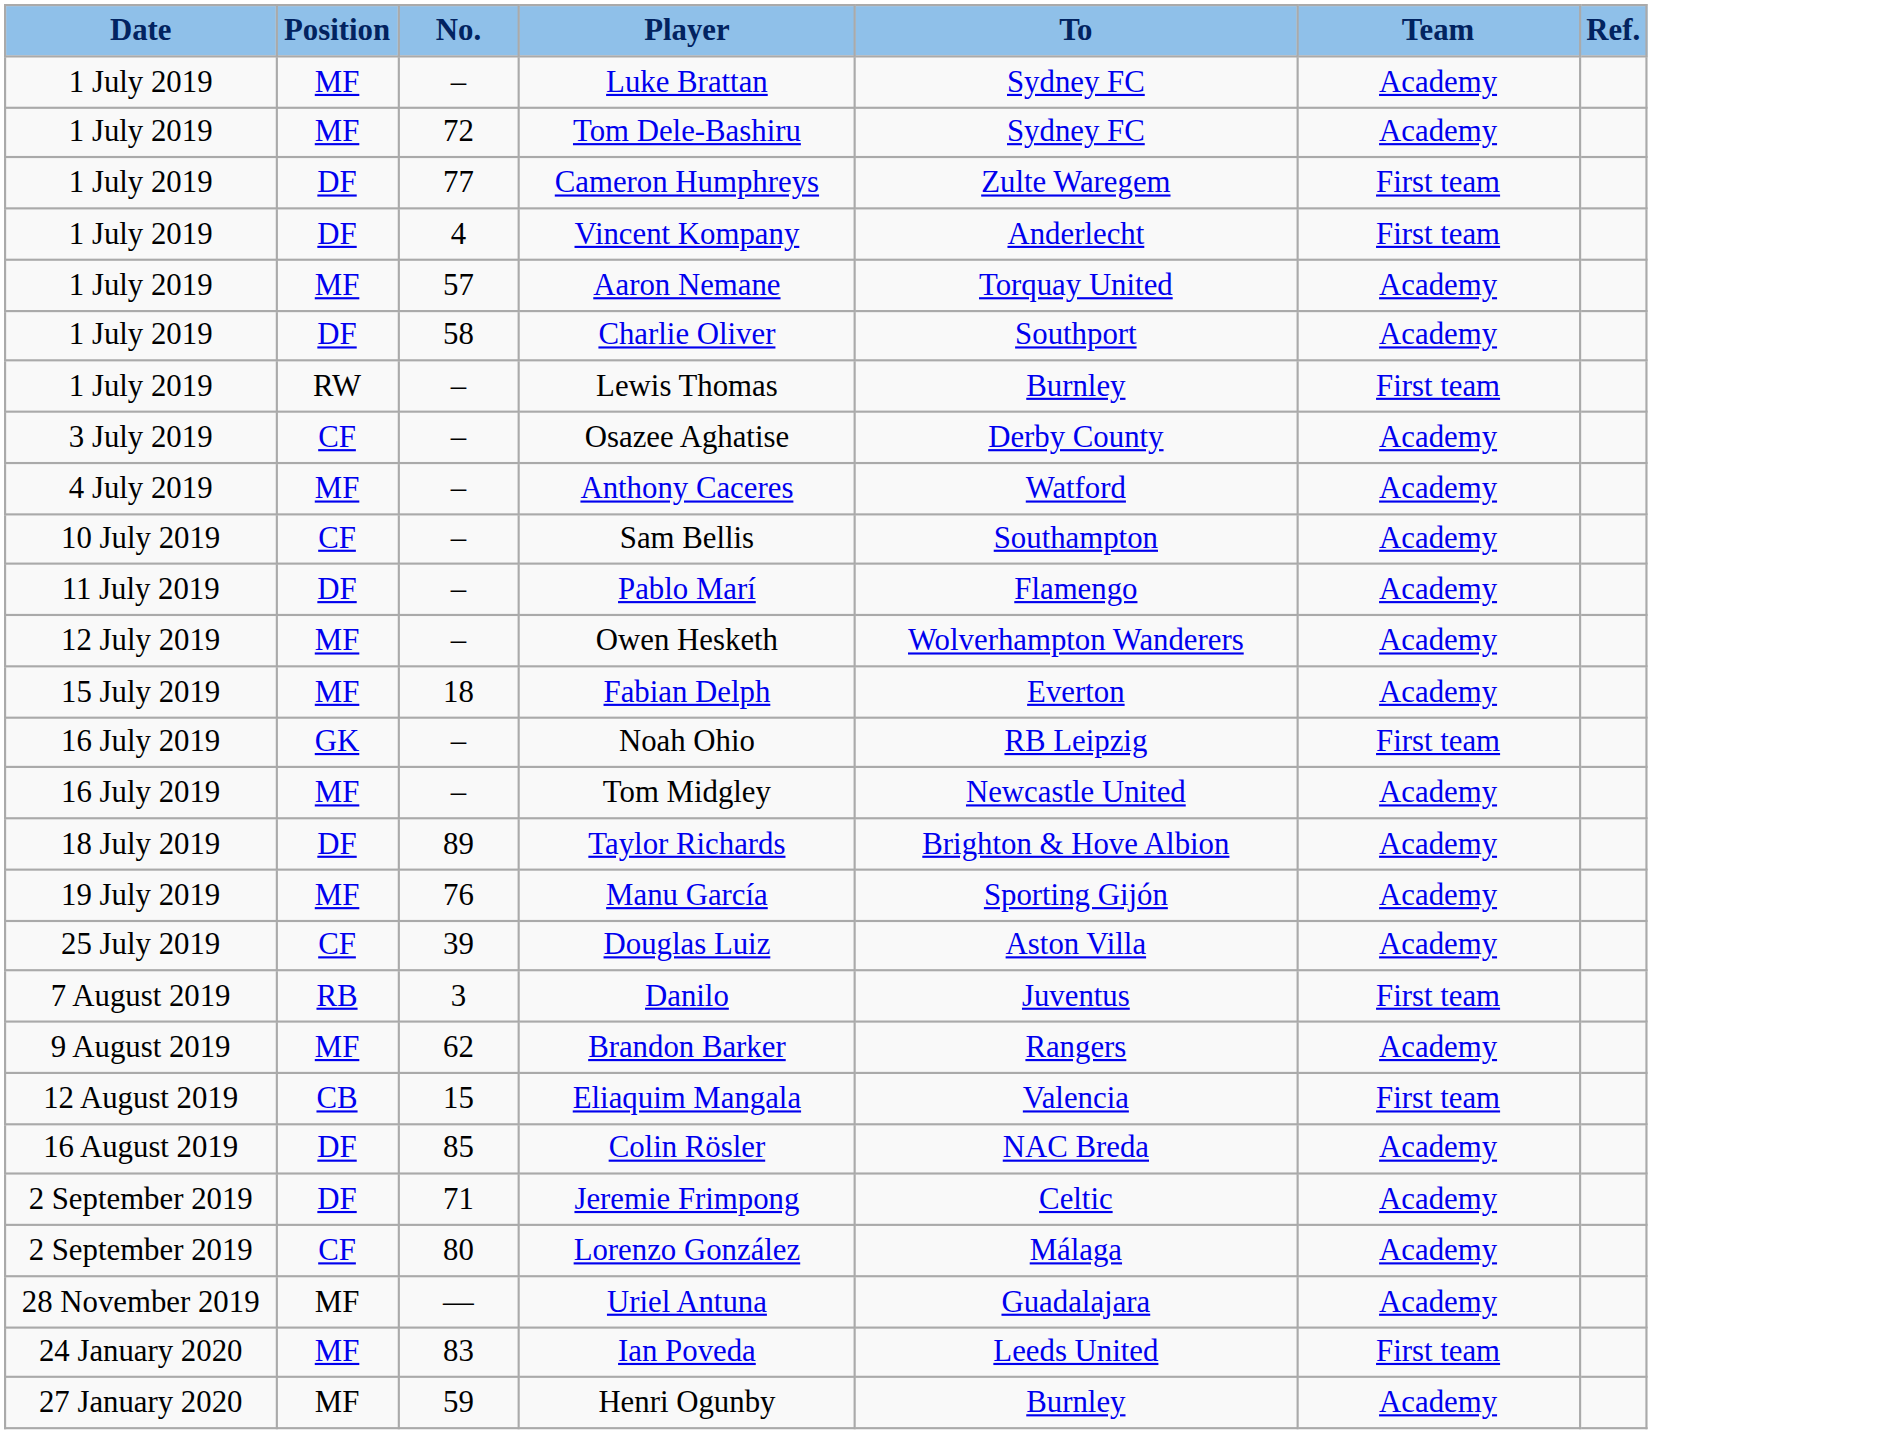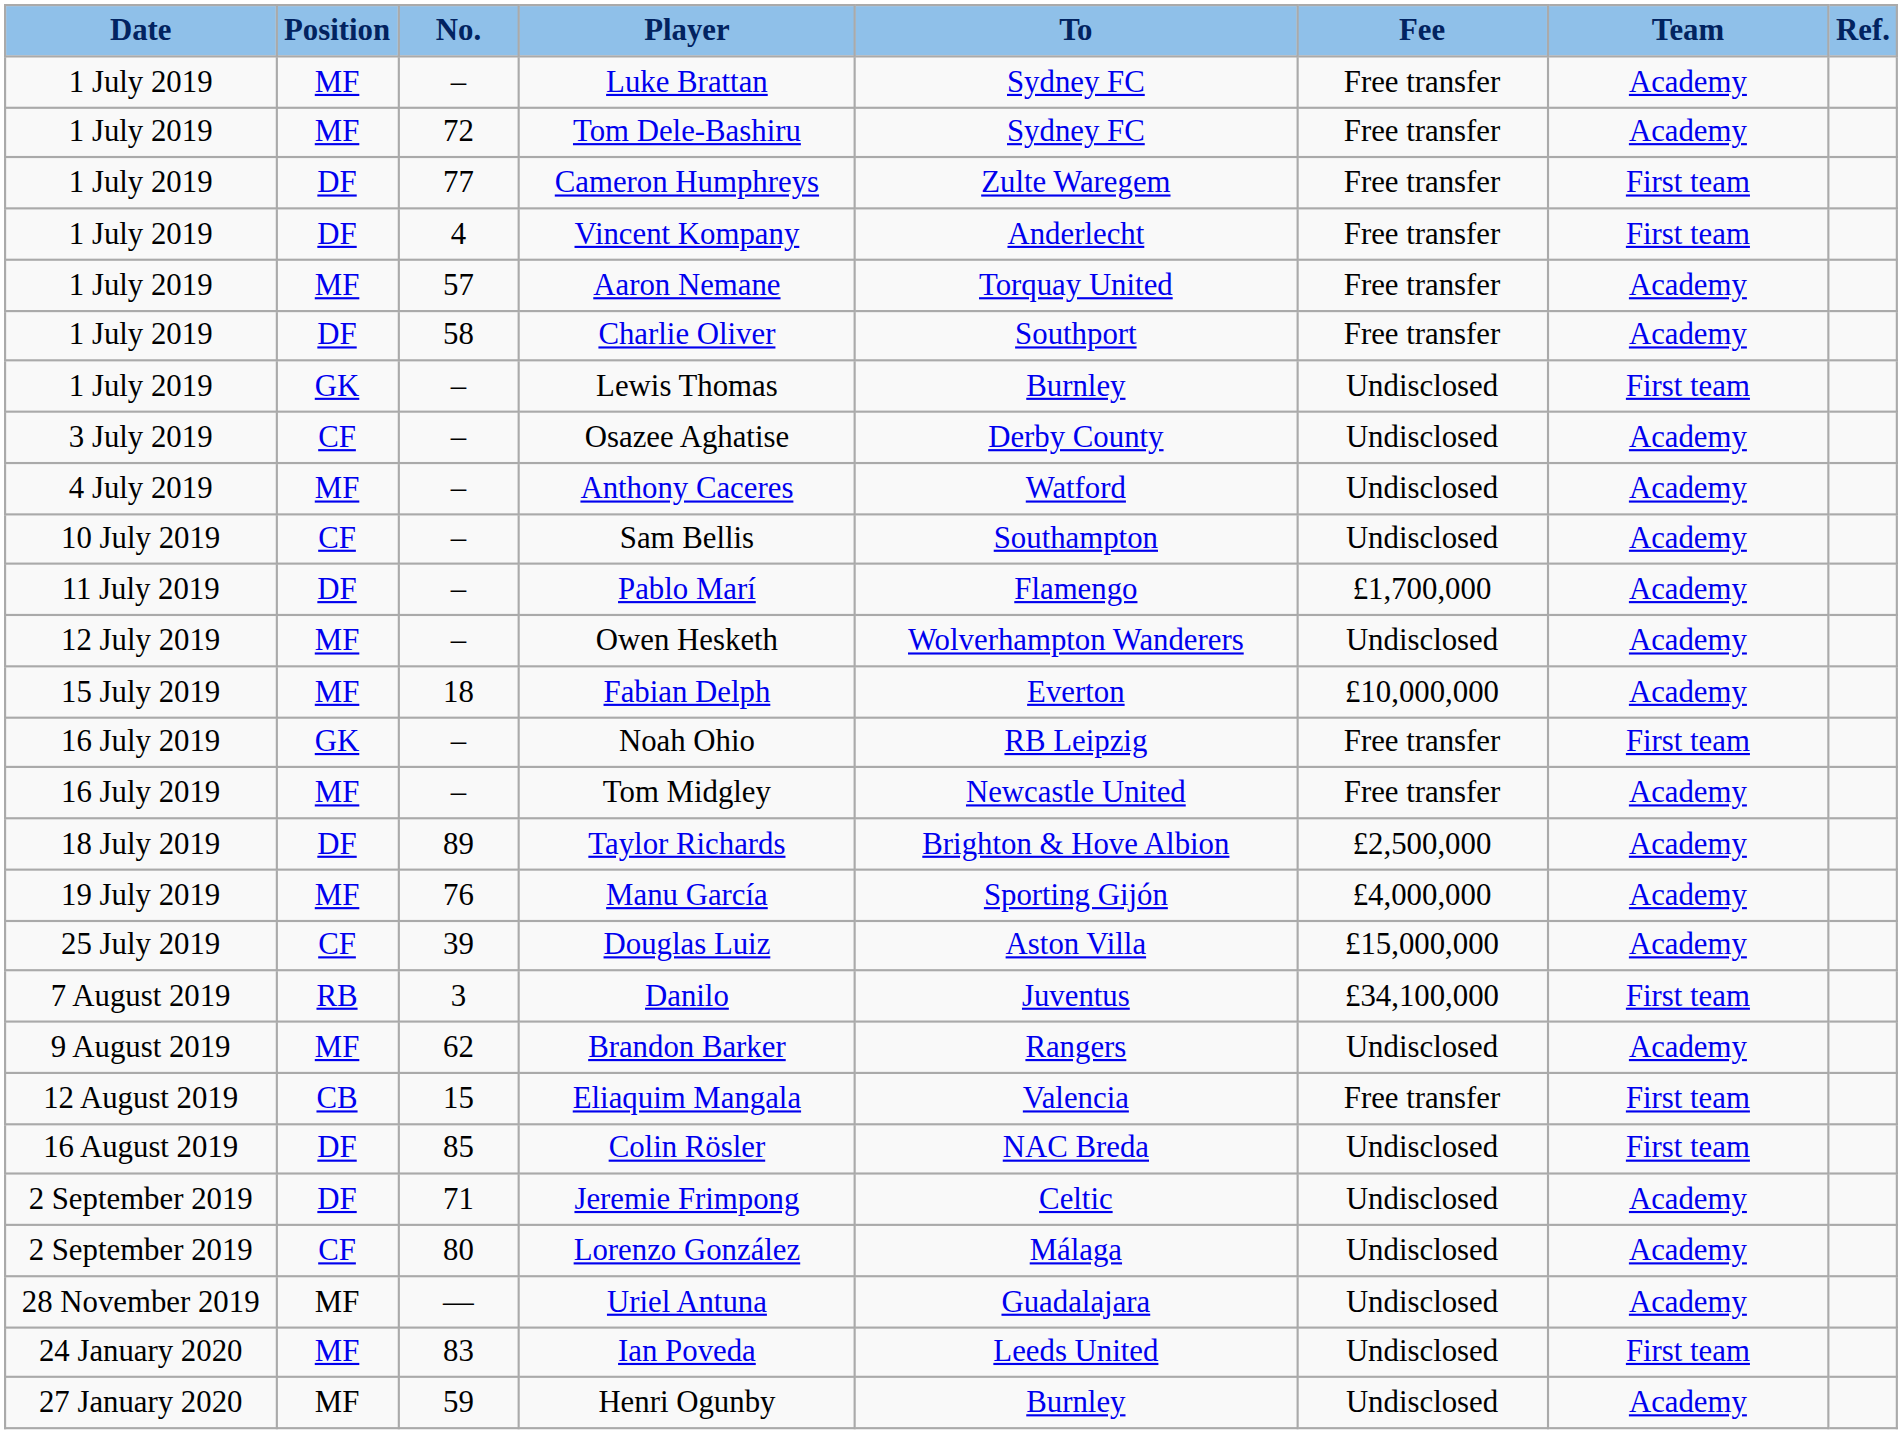+ column: (1422, 30)
(337, 386) RW -> (337, 386) GK
(1438, 1148) Academy -> (1688, 1148) First team
